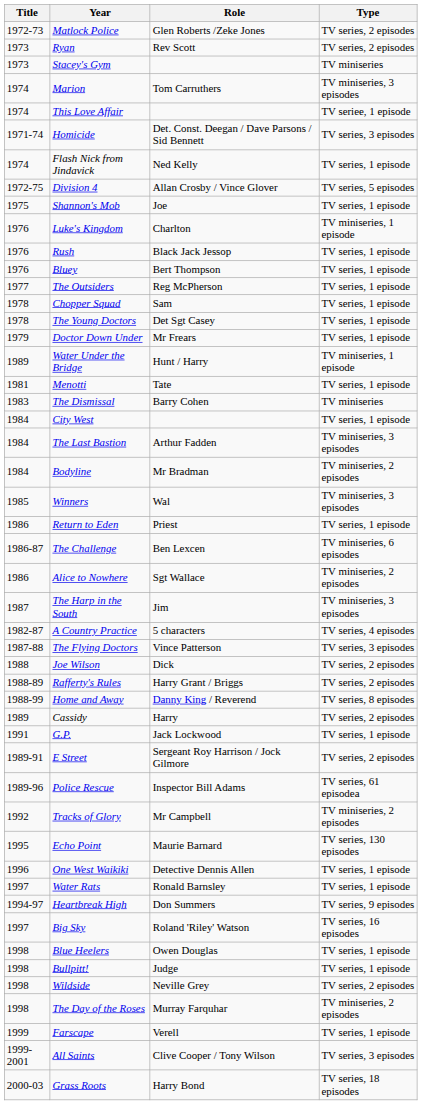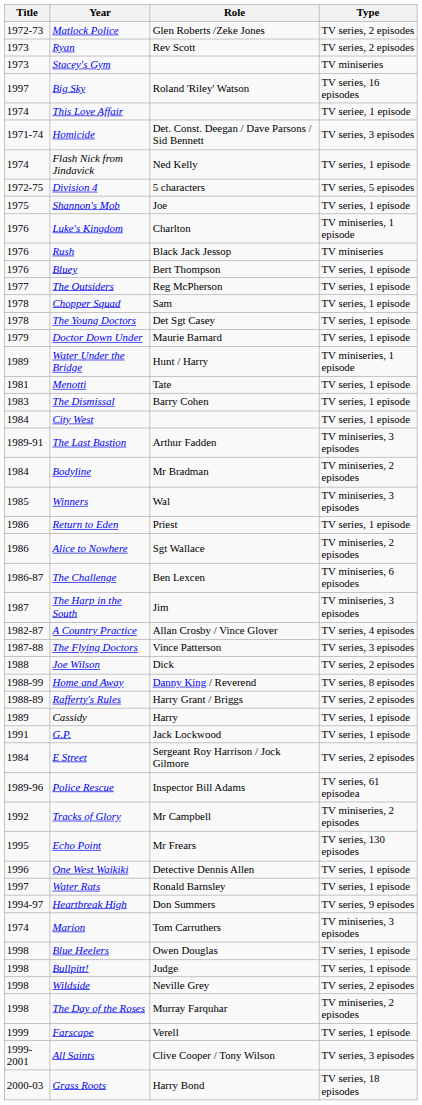rows swapped: (69, 88) <-> (69, 927)
(215, 187) Allan Crosby / Vince Glover -> (179, 187) 5 characters
(366, 251) TV series, 1 episode -> (352, 251) TV miniseries
(174, 338) Mr Frears -> (187, 338) Maurie Barnard
(352, 402) TV miniseries -> (366, 402) TV series, 1 episode
(18, 442) 1984 -> (25, 442) 1989-91
rows swapped: (90, 578) <-> (84, 548)
(179, 630) 5 characters -> (215, 630) Allan Crosby / Vince Glover
rows swapped: (87, 682) <-> (88, 699)
(368, 717) TV series, 2 episodes -> (366, 717) TV series, 1 episode
(25, 757) 1989-91 -> (18, 757) 1984
(187, 846) Maurie Barnard -> (174, 846) Mr Frears
